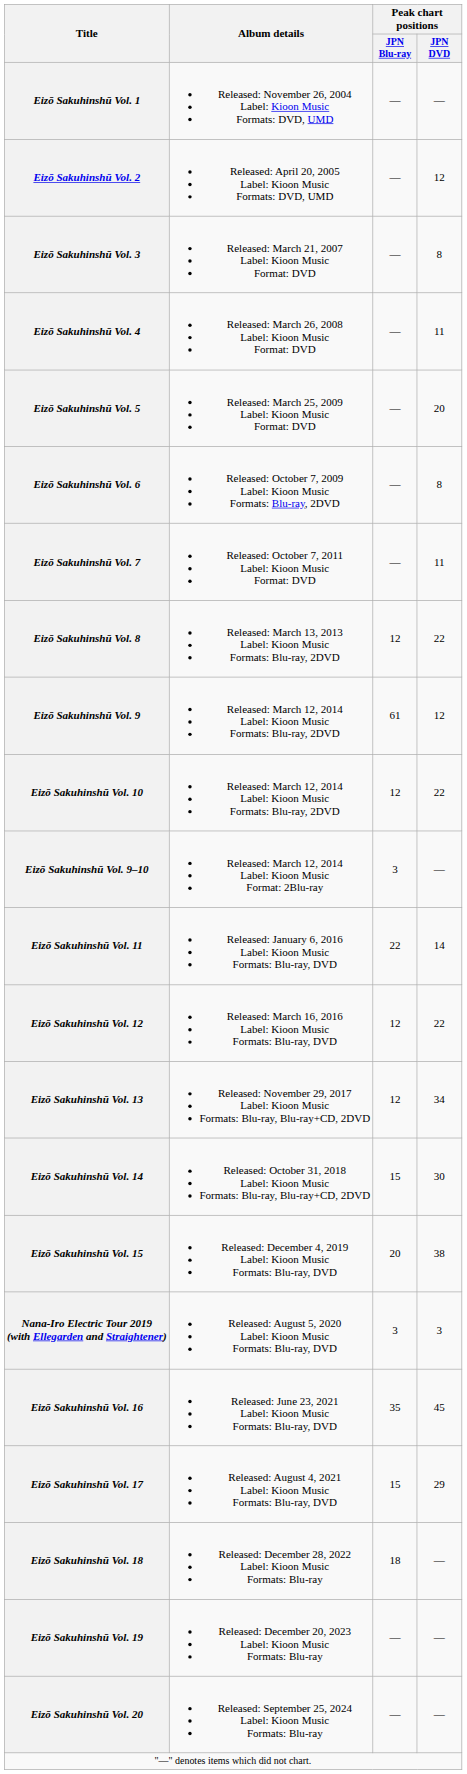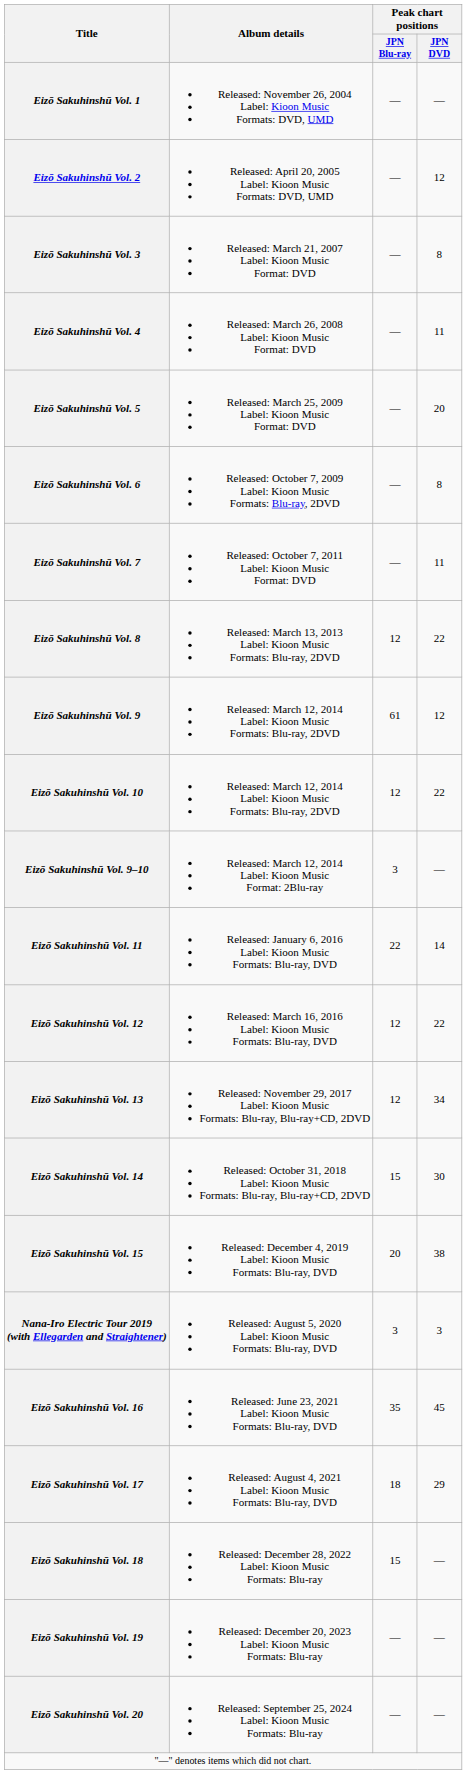(395, 1484) 15 -> (395, 1484) 18
(395, 1561) 18 -> (395, 1561) 15
